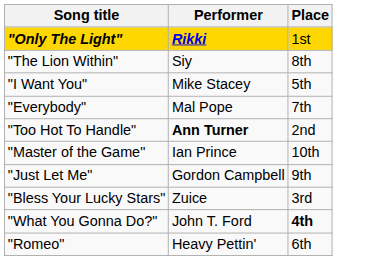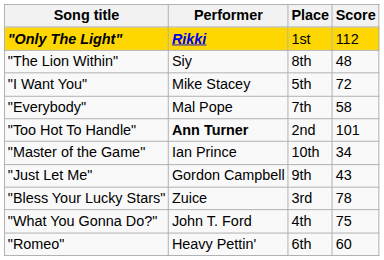+ column: (356, 15)
(302, 221) bold -> (301, 221) normal
